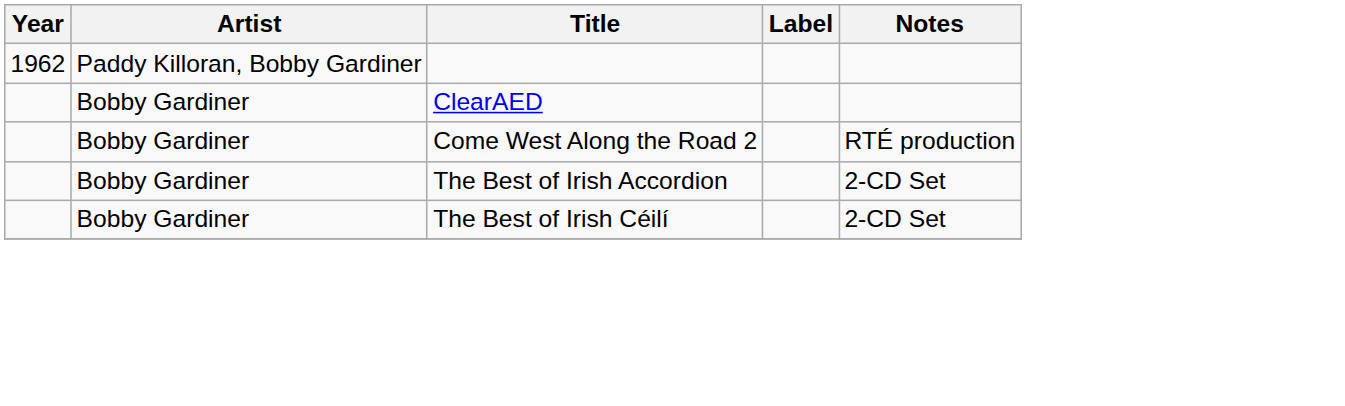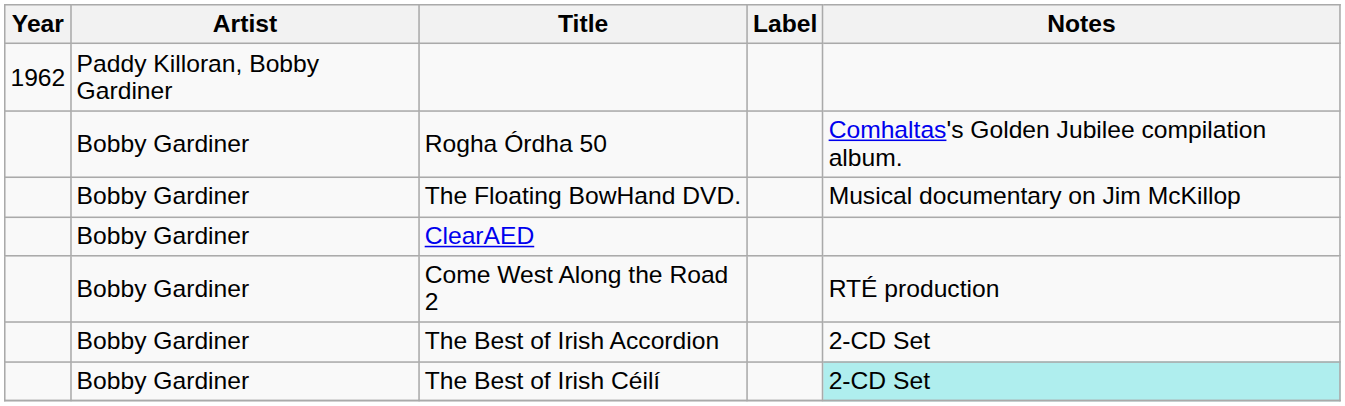+ row: (38, 144)
+ row: (38, 197)
(895, 219) no background -> (879, 380) paleturquoise background
